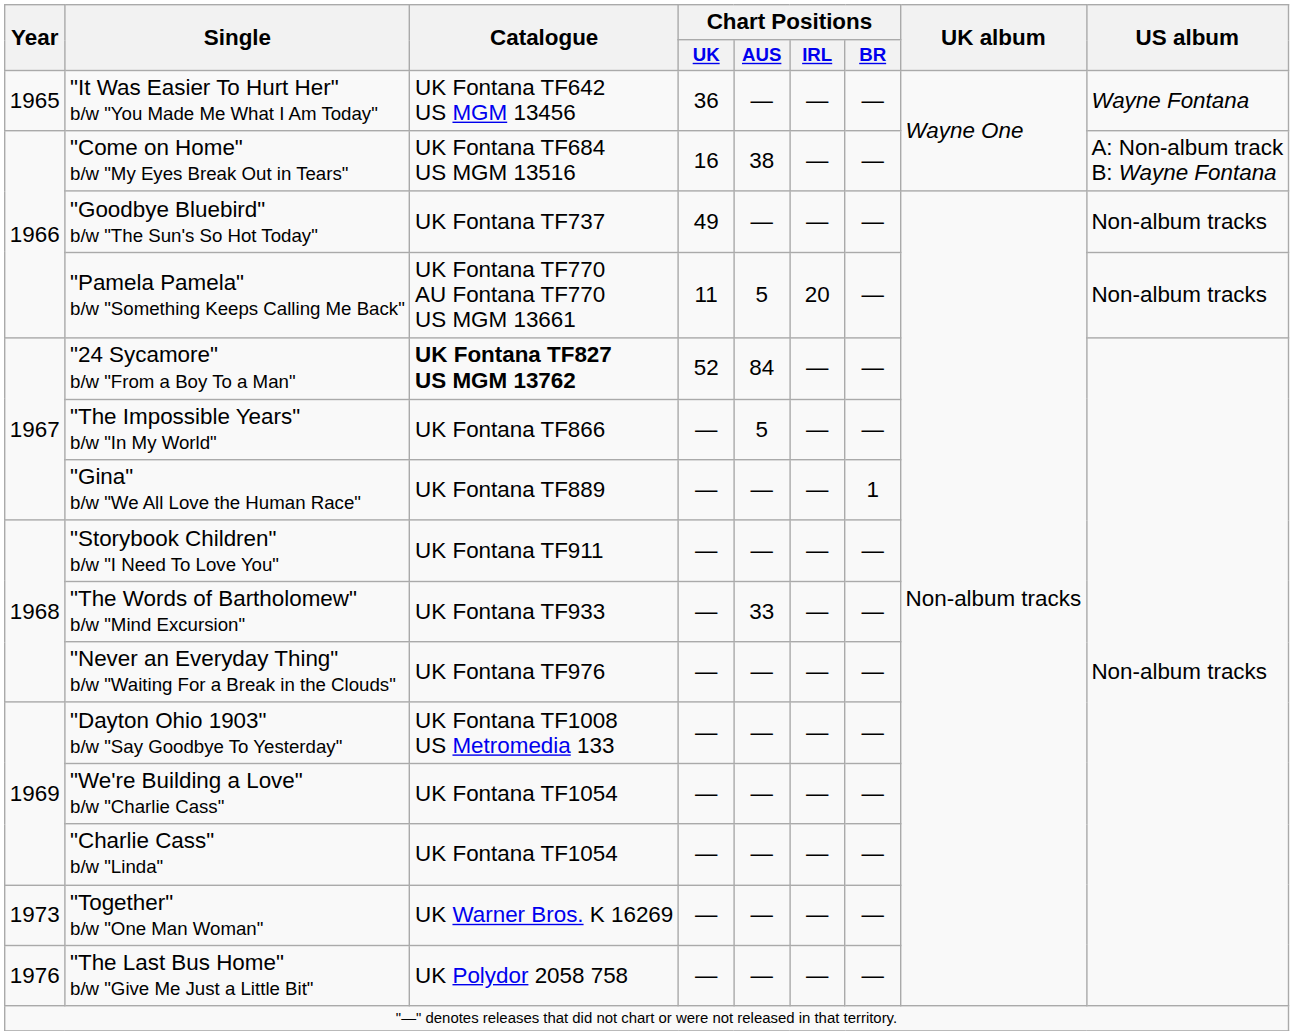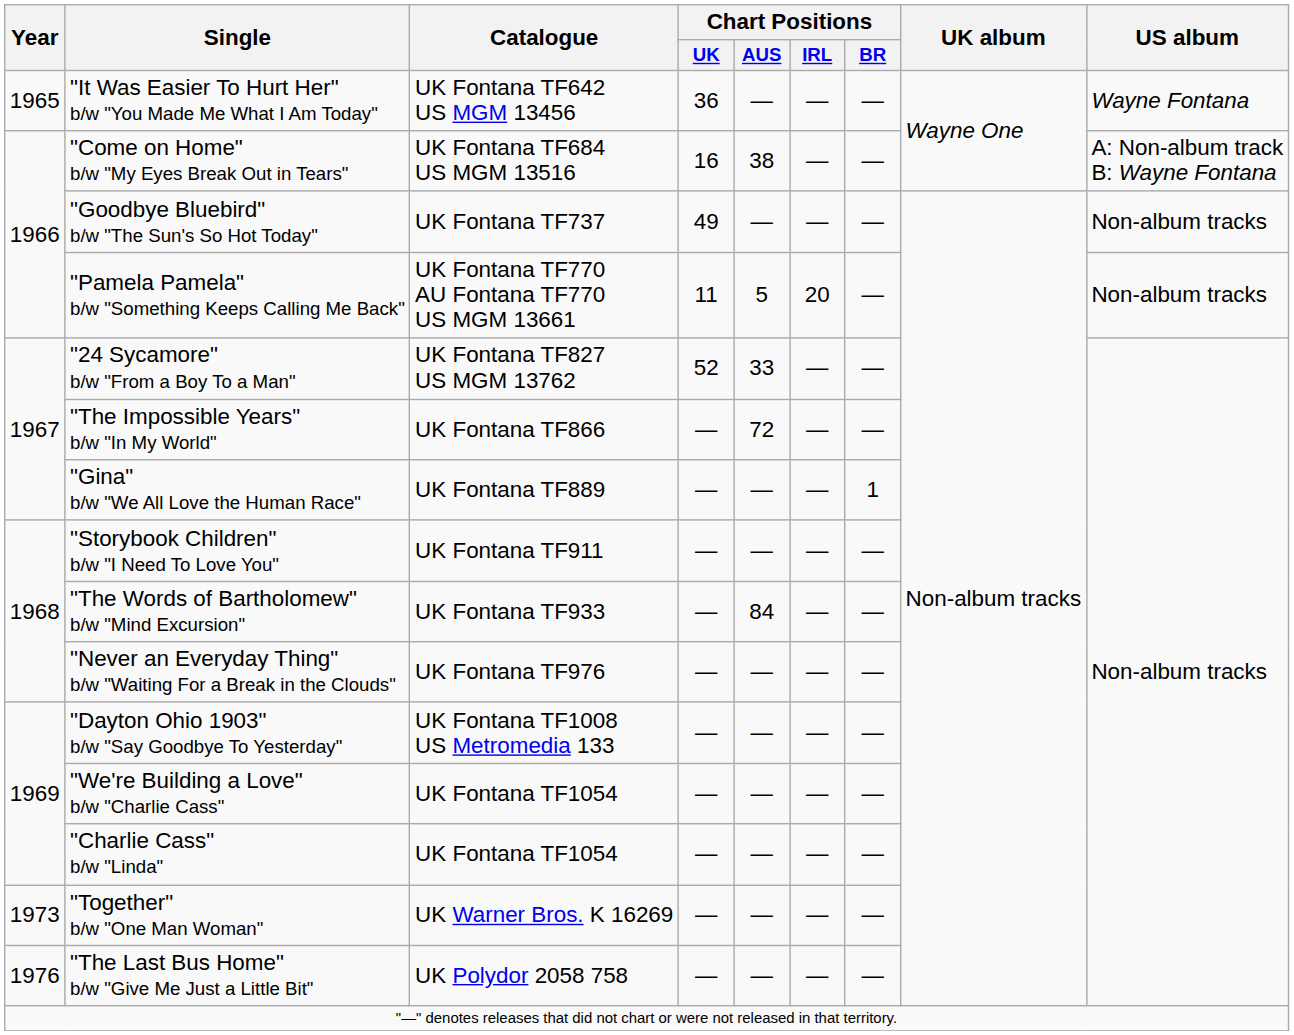(513, 368) bold -> (510, 368) normal
(762, 368) 84 -> (762, 368) 33
(762, 429) 5 -> (762, 429) 72
(762, 611) 33 -> (762, 611) 84
